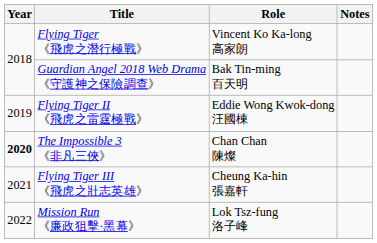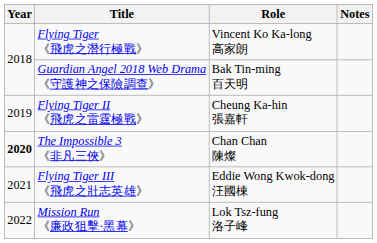(273, 112) Eddie Wong Kwok-dong 汪國棟 -> (250, 112) Cheung Ka-hin 張嘉軒
(250, 183) Cheung Ka-hin 張嘉軒 -> (273, 183) Eddie Wong Kwok-dong 汪國棟
